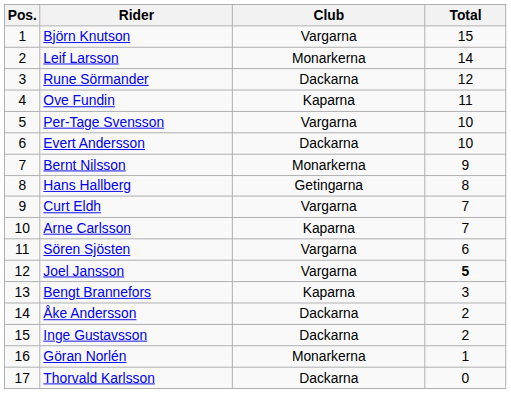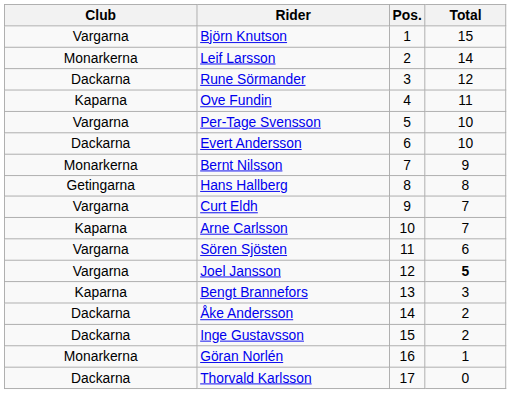columns swapped: (22, 15) <-> (329, 15)
